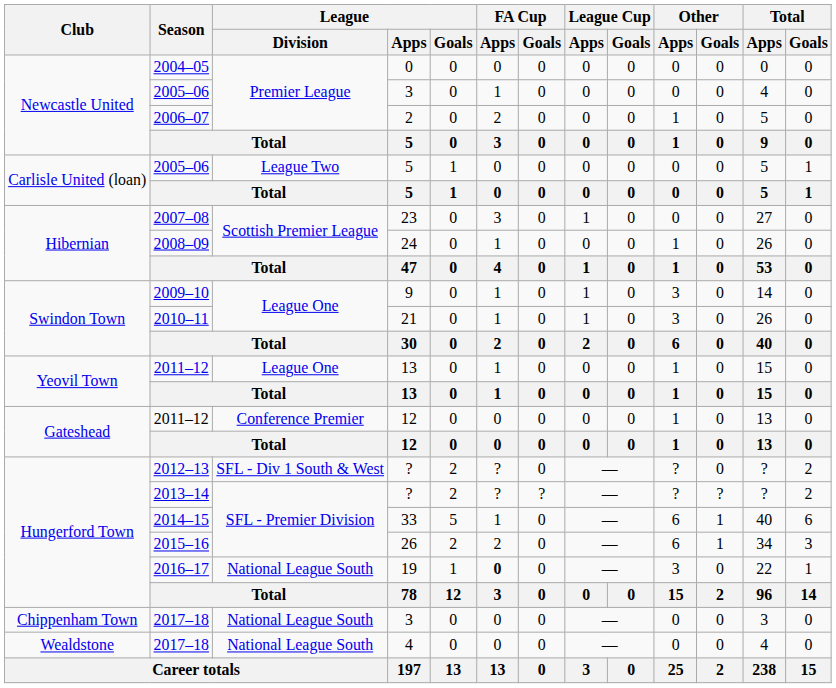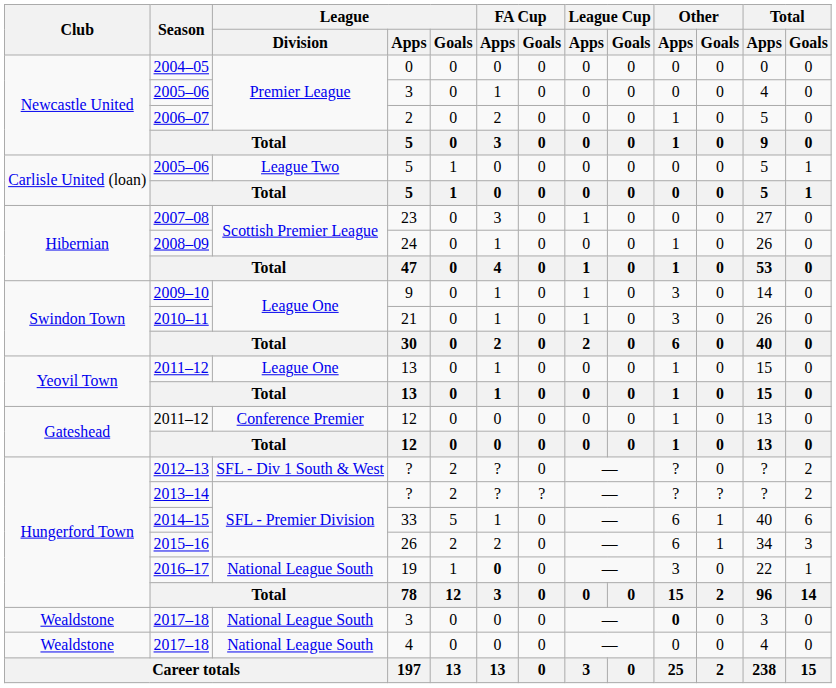(77, 619) Chippenham Town -> (77, 619) Wealdstone
(676, 619) normal -> (676, 619) bold
